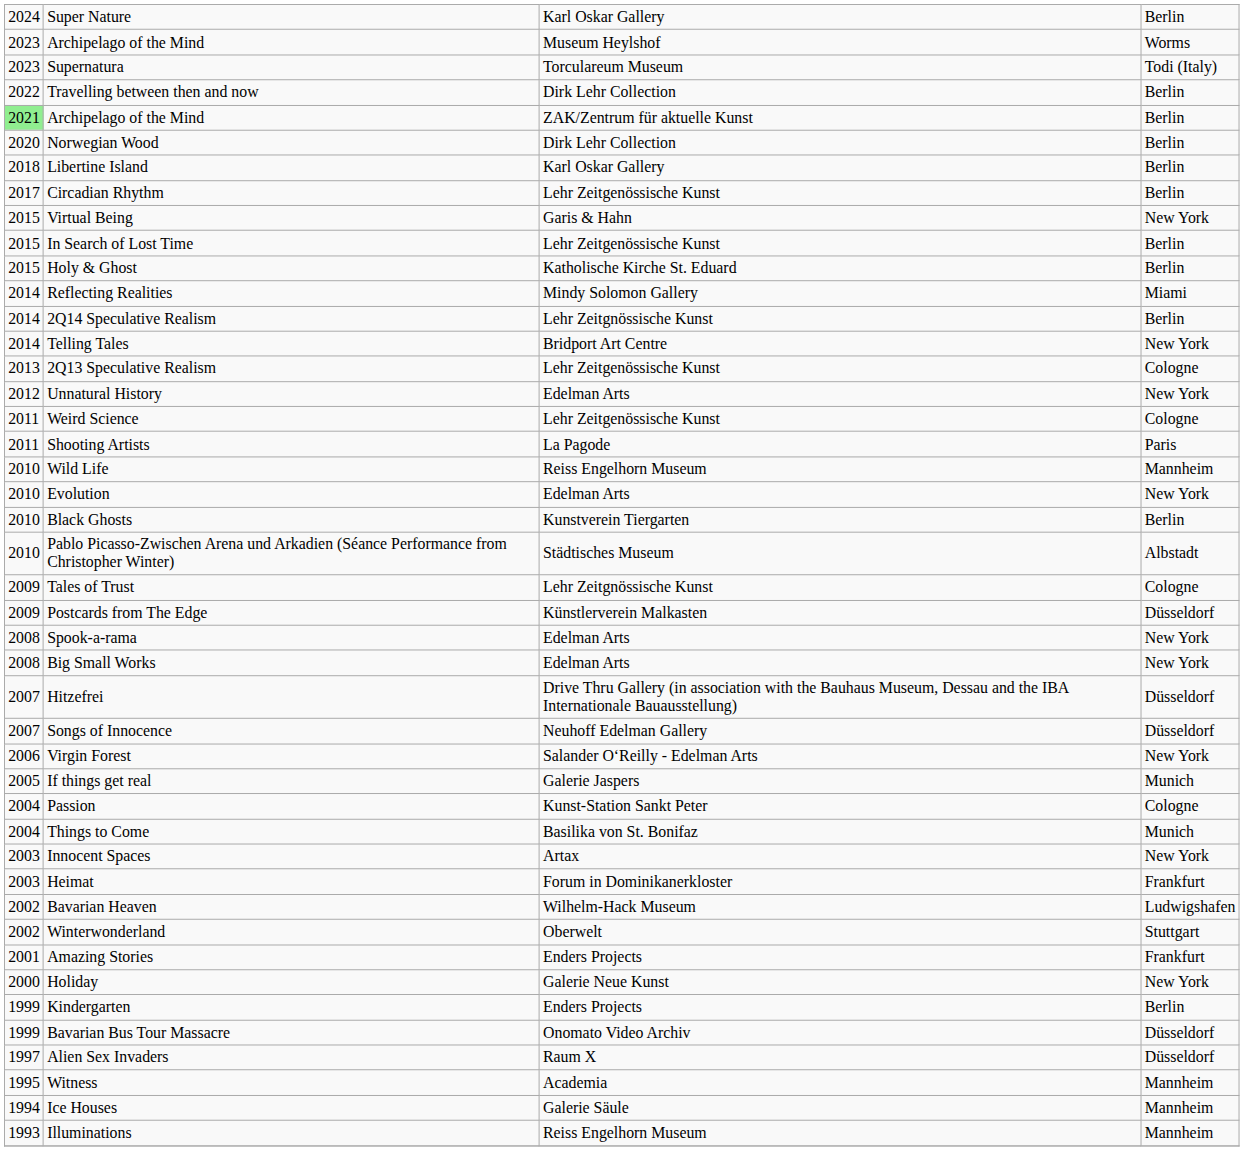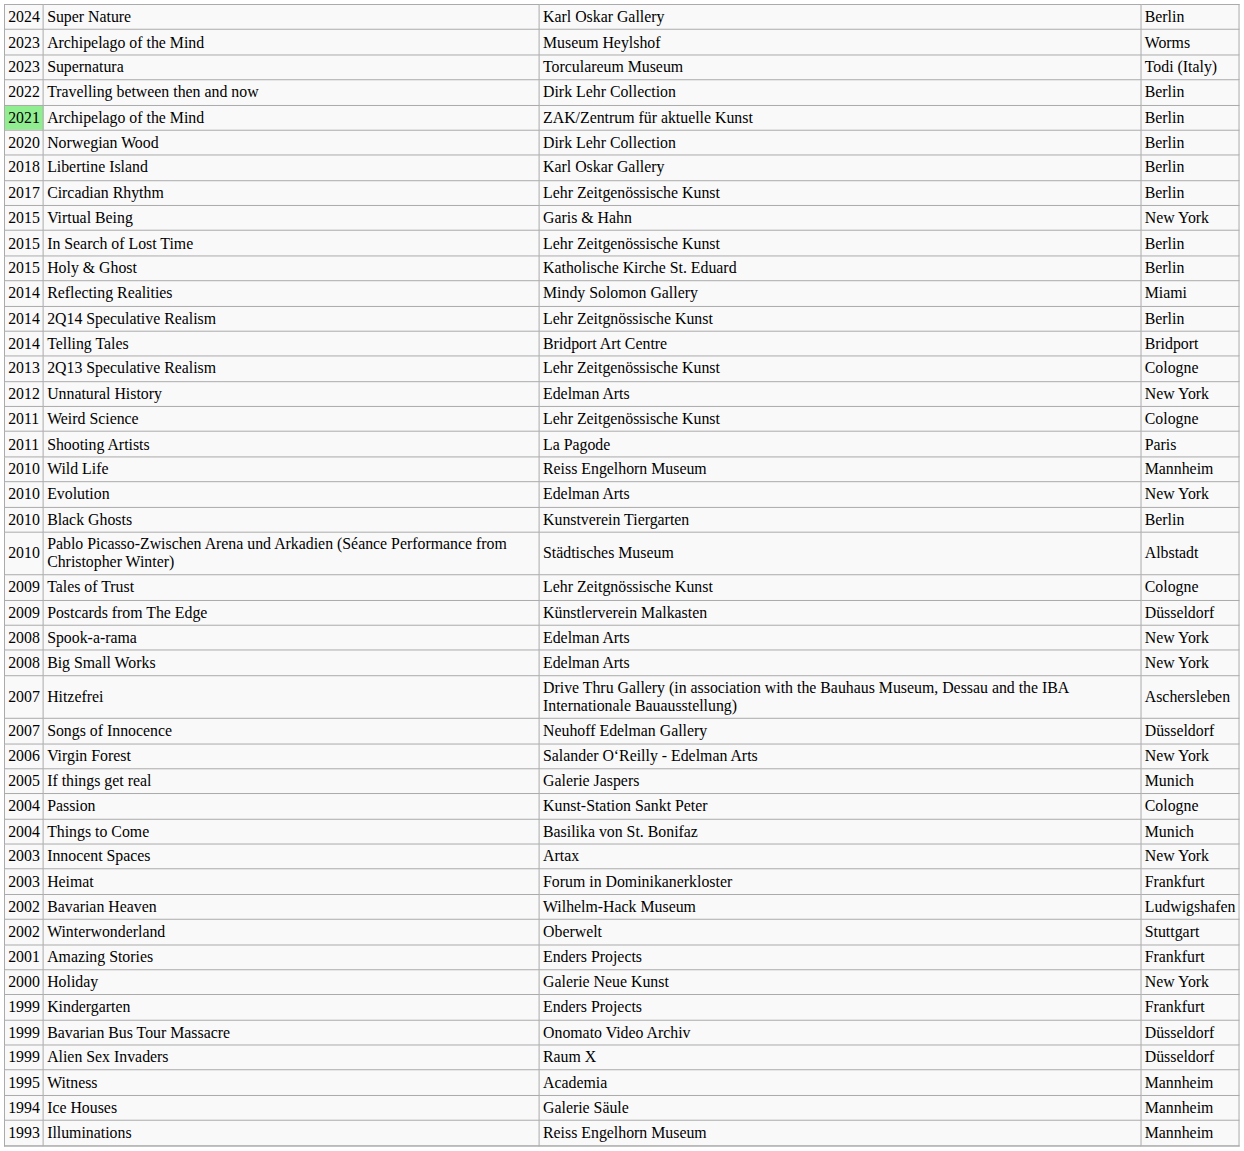(1177, 343) New York -> (1172, 343) Bridport
(1180, 696) Düsseldorf -> (1187, 696) Aschersleben
(1165, 1007) Berlin -> (1175, 1007) Frankfurt
(24, 1057) 1997 -> (24, 1057) 1999
